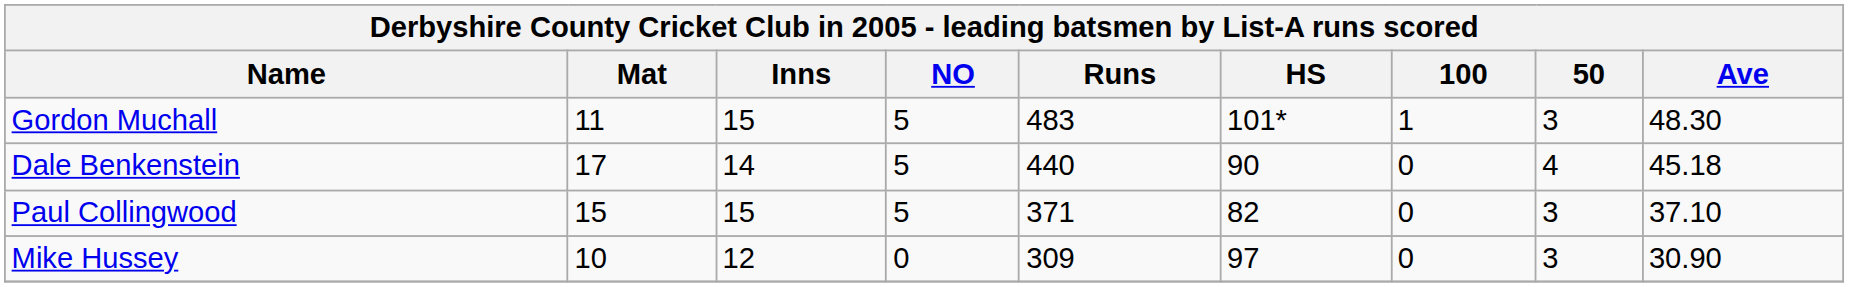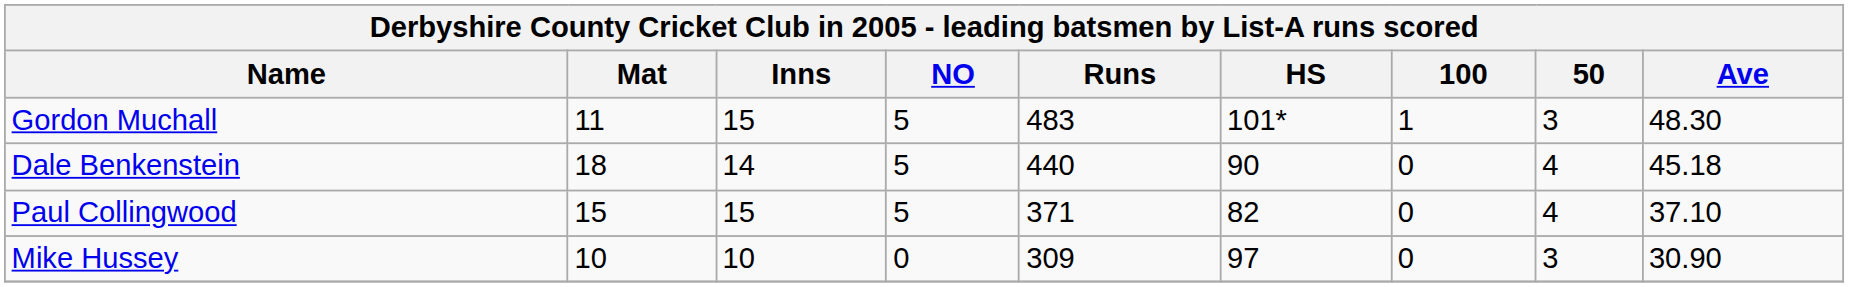(591, 166) 17 -> (591, 166) 18
(1550, 212) 3 -> (1550, 212) 4
(739, 258) 12 -> (739, 258) 10
